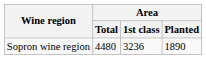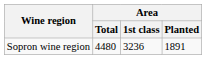(175, 46) 1890 -> (175, 46) 1891
